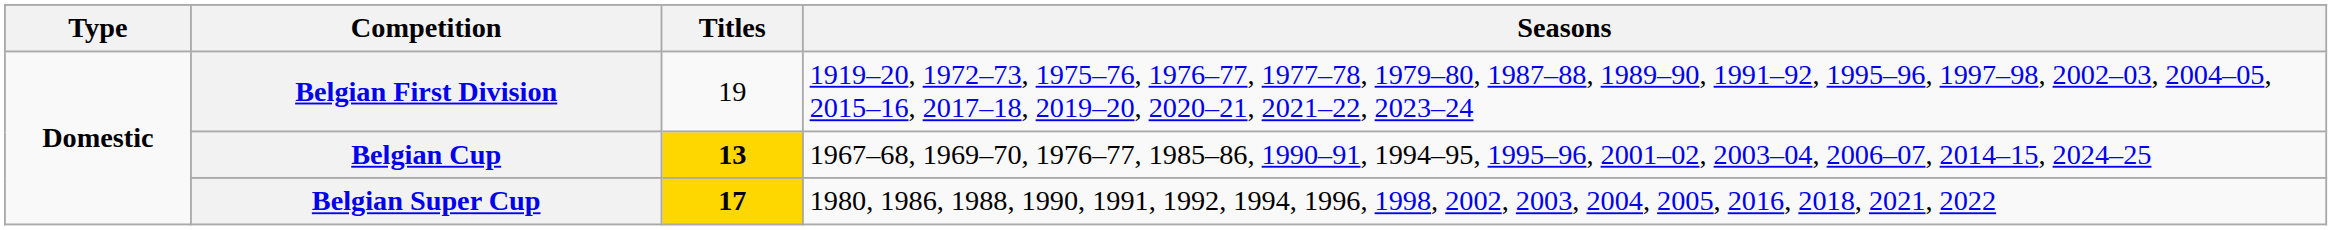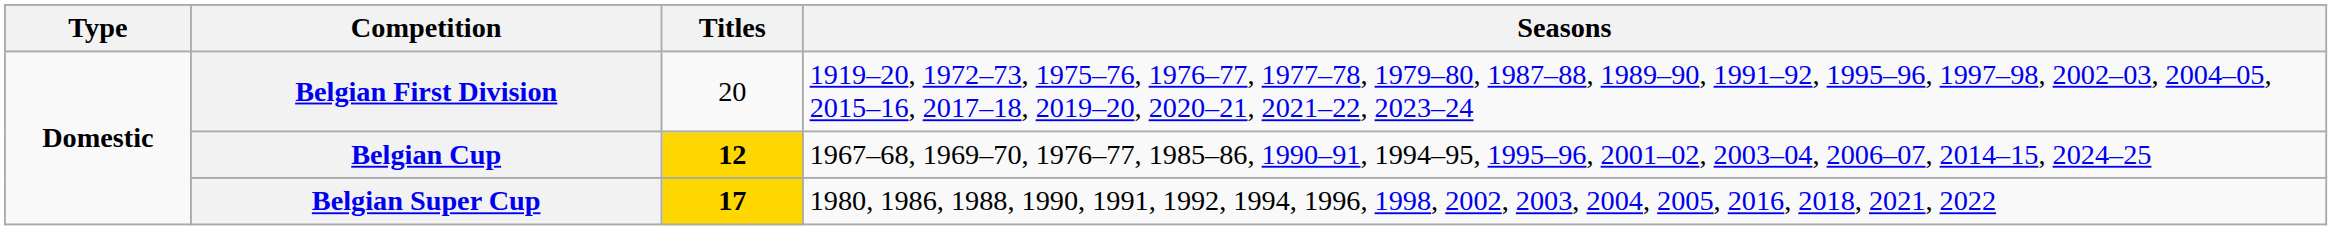(732, 91) 19 -> (732, 91) 20
(732, 154) 13 -> (732, 154) 12
